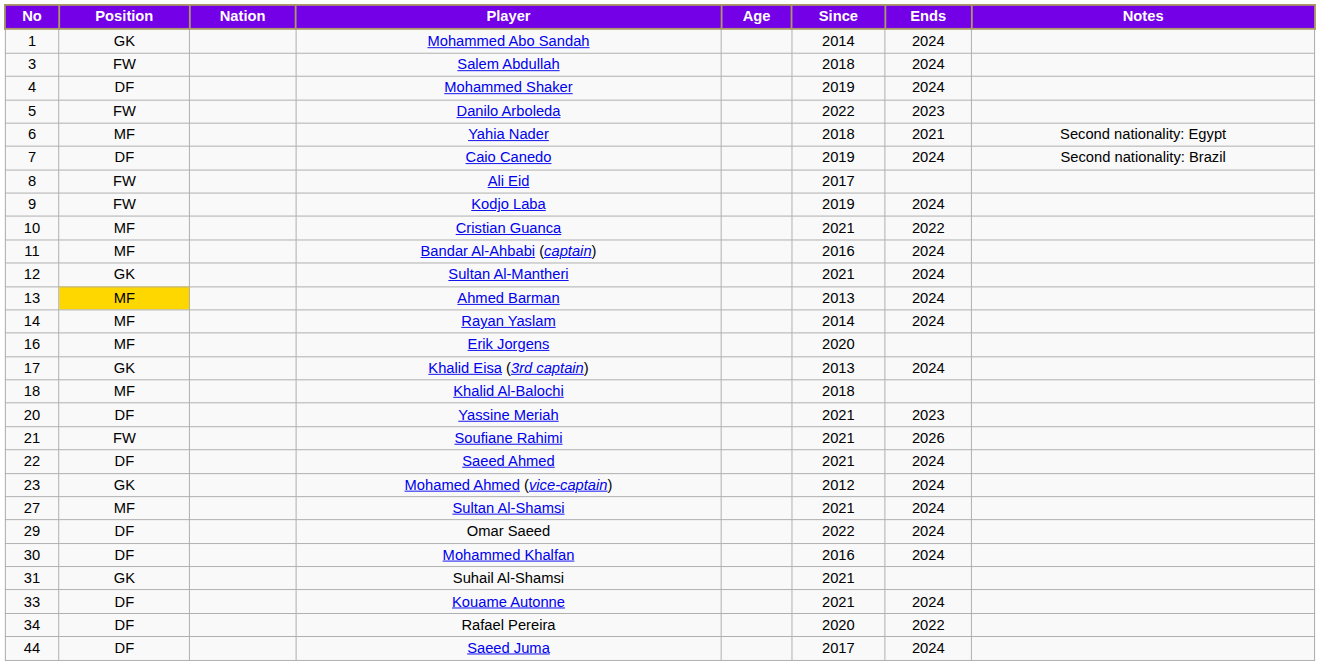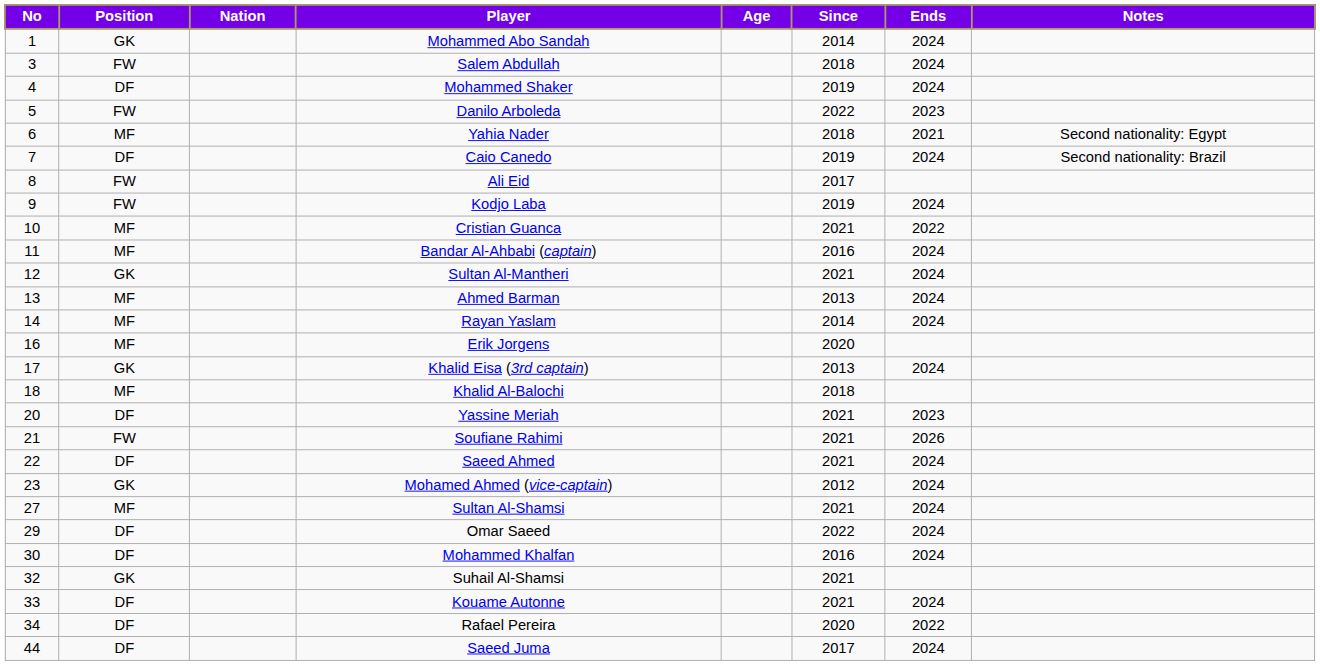(124, 298) gold background -> (124, 298) no background
(32, 578) 31 -> (32, 578) 32
